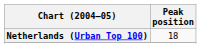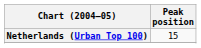(173, 36) 18 -> (173, 36) 15
